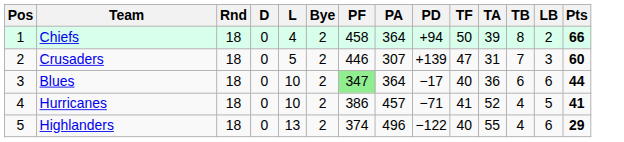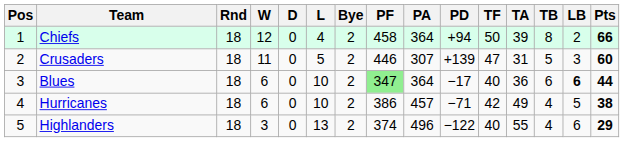+ column: (264, 15)
(520, 59) 7 -> (549, 59) 5
(549, 81) normal -> (577, 81) bold
(464, 103) 41 -> (492, 103) 42
(492, 103) 52 -> (520, 103) 49
(577, 103) 41 -> (605, 103) 38
